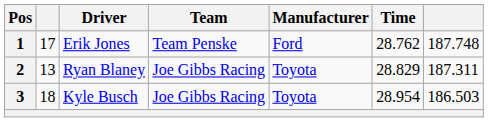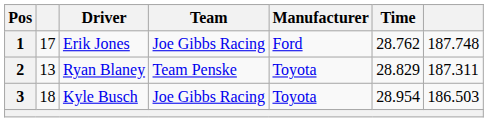(195, 44) Team Penske -> (209, 44) Joe Gibbs Racing
(209, 70) Joe Gibbs Racing -> (195, 70) Team Penske
